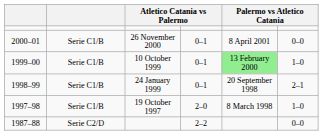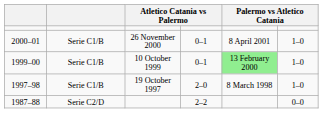(298, 41) 0–0 -> (298, 41) 1–0
- row: (26, 84)
